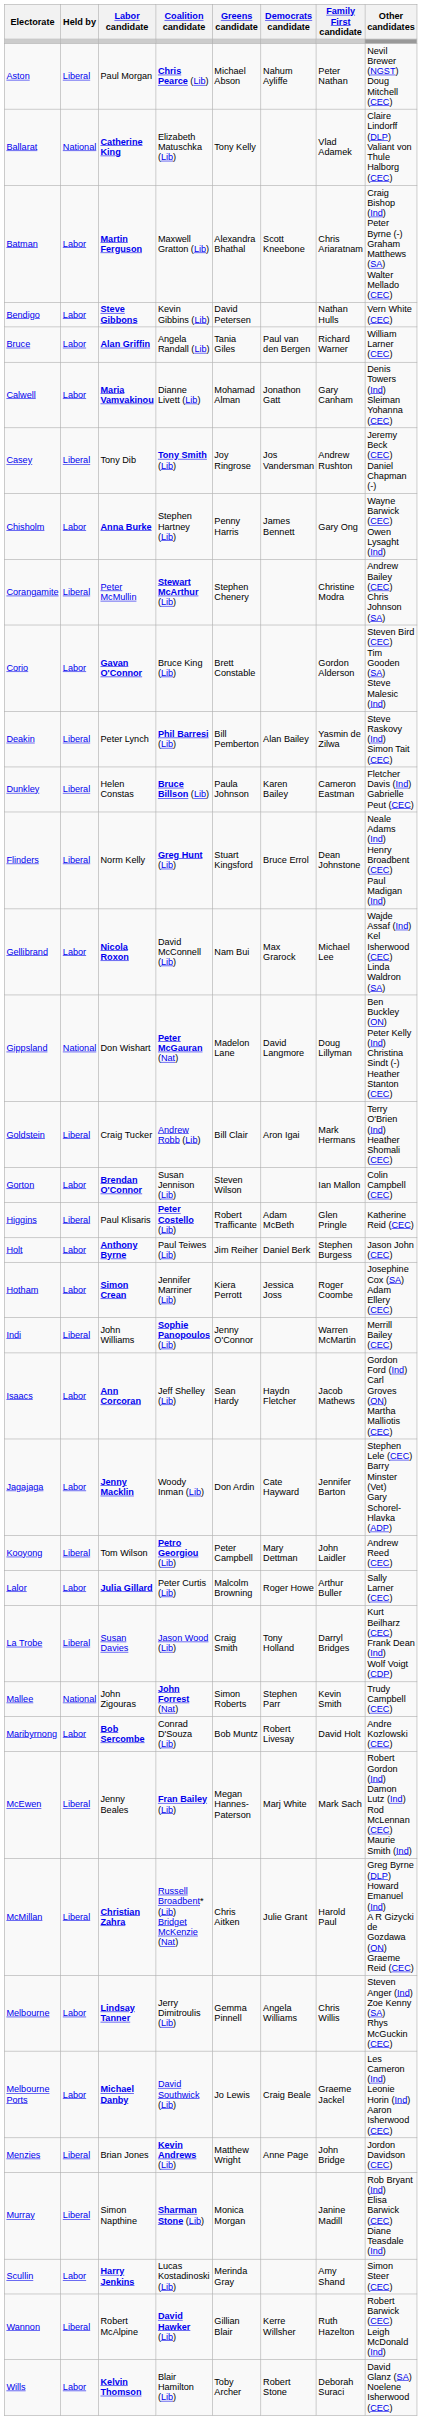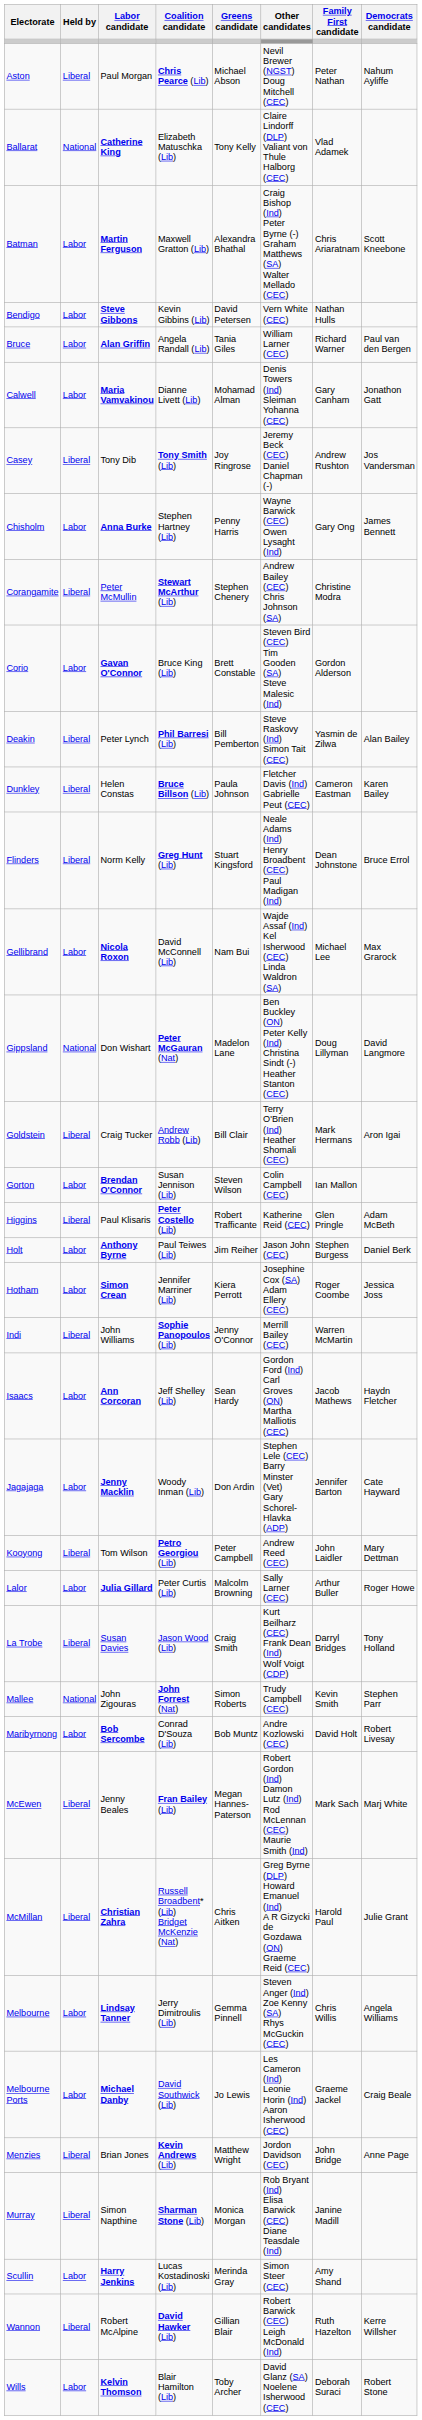columns swapped: (289, 21) <-> (391, 21)
